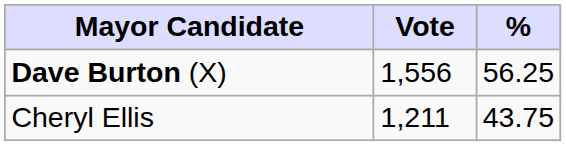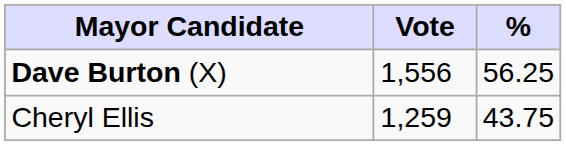(415, 117) 1,211 -> (416, 117) 1,259
